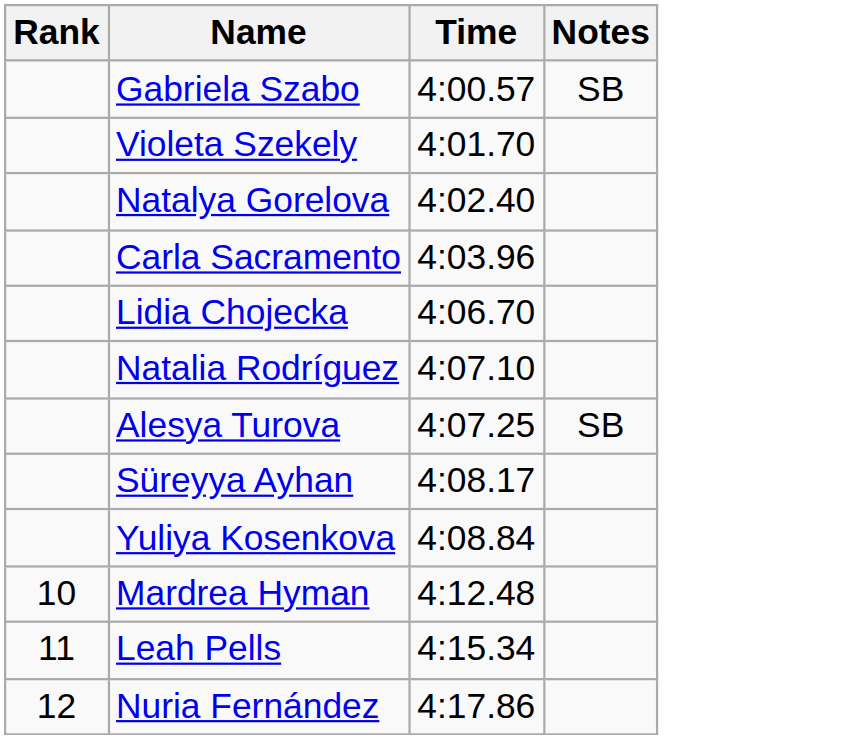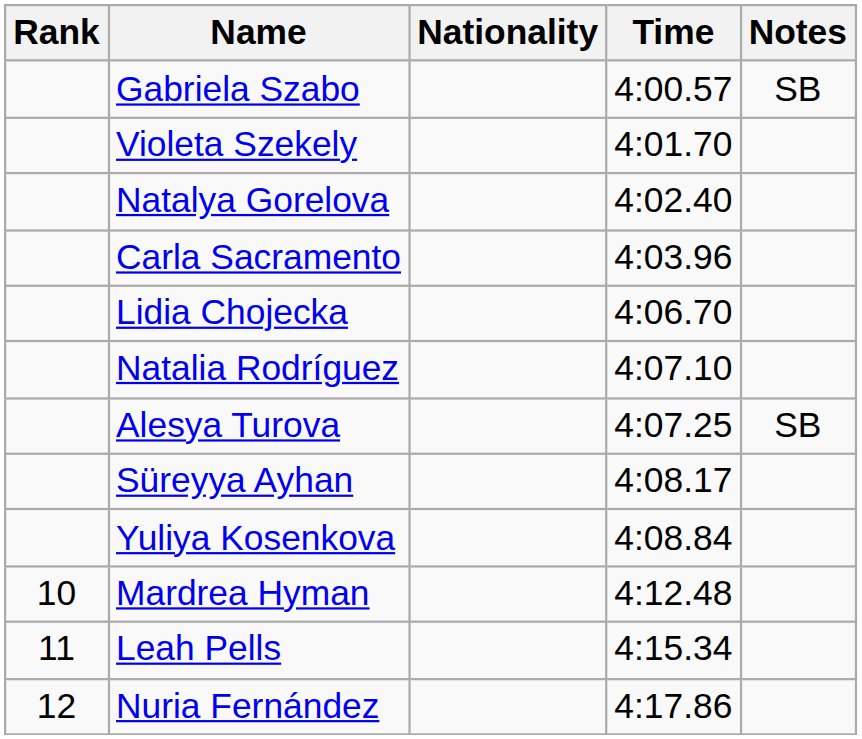+ column: (508, 32)
